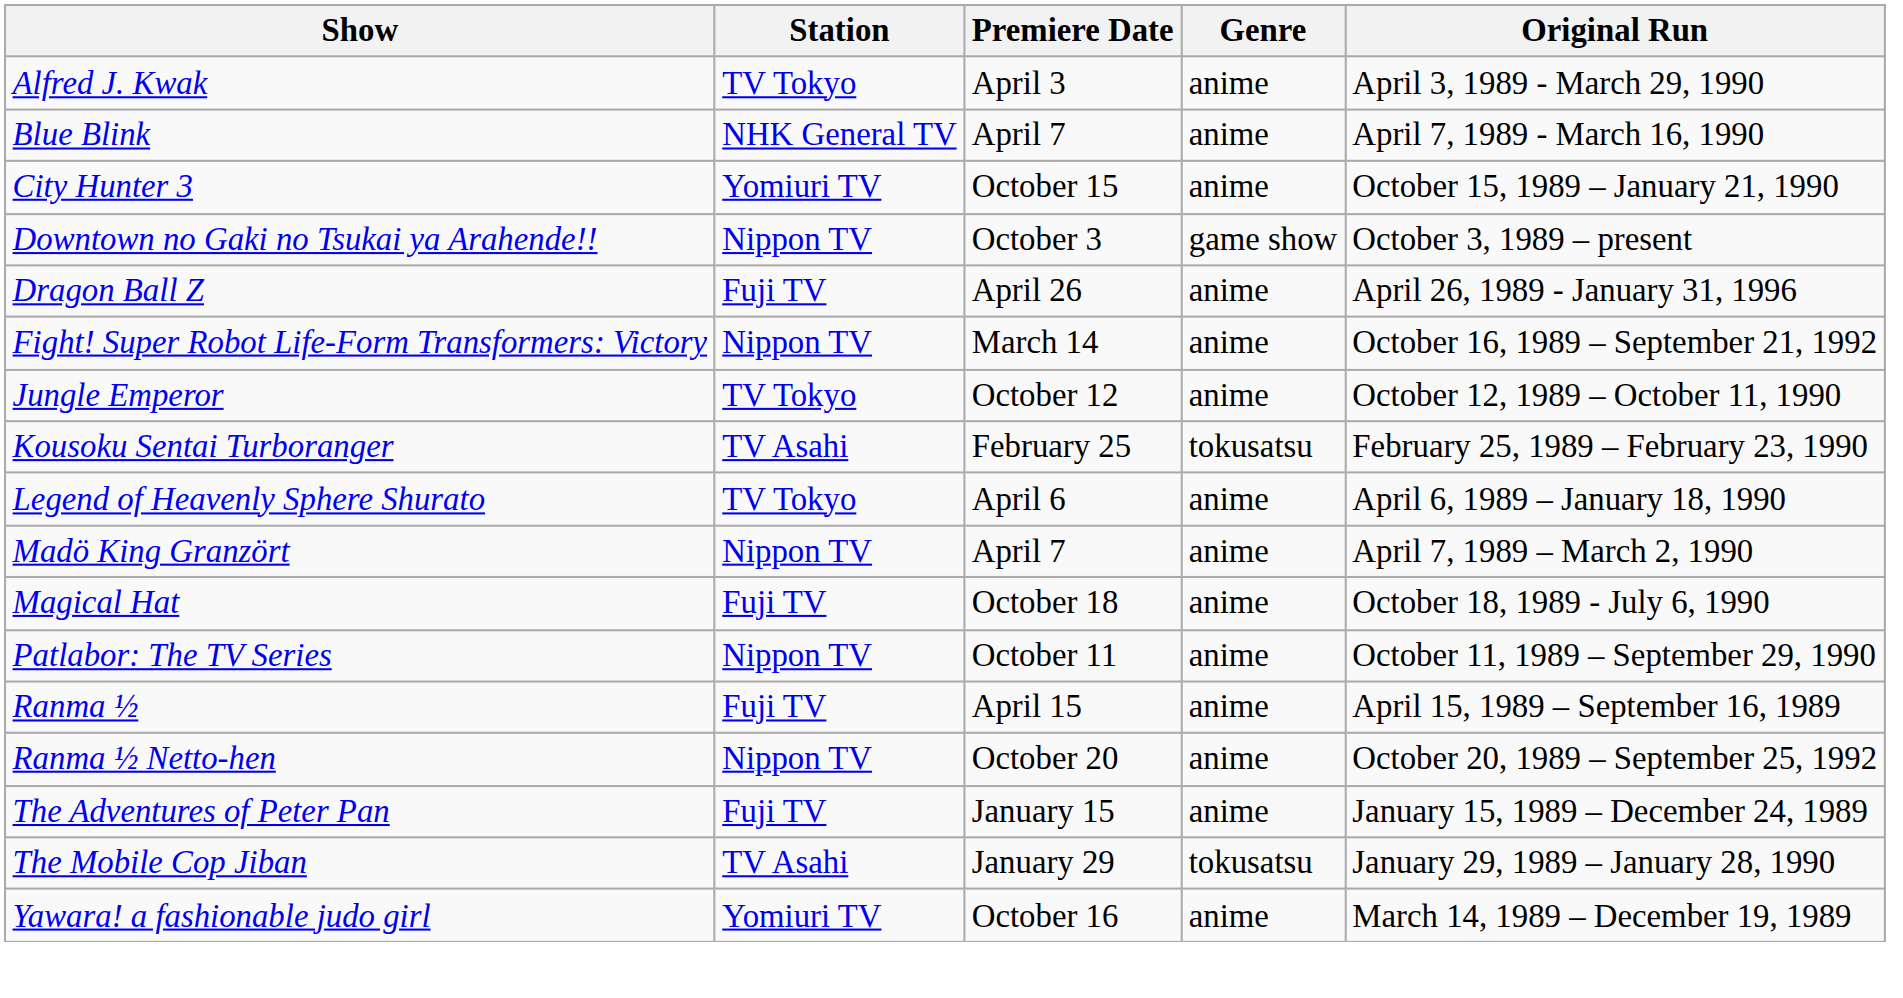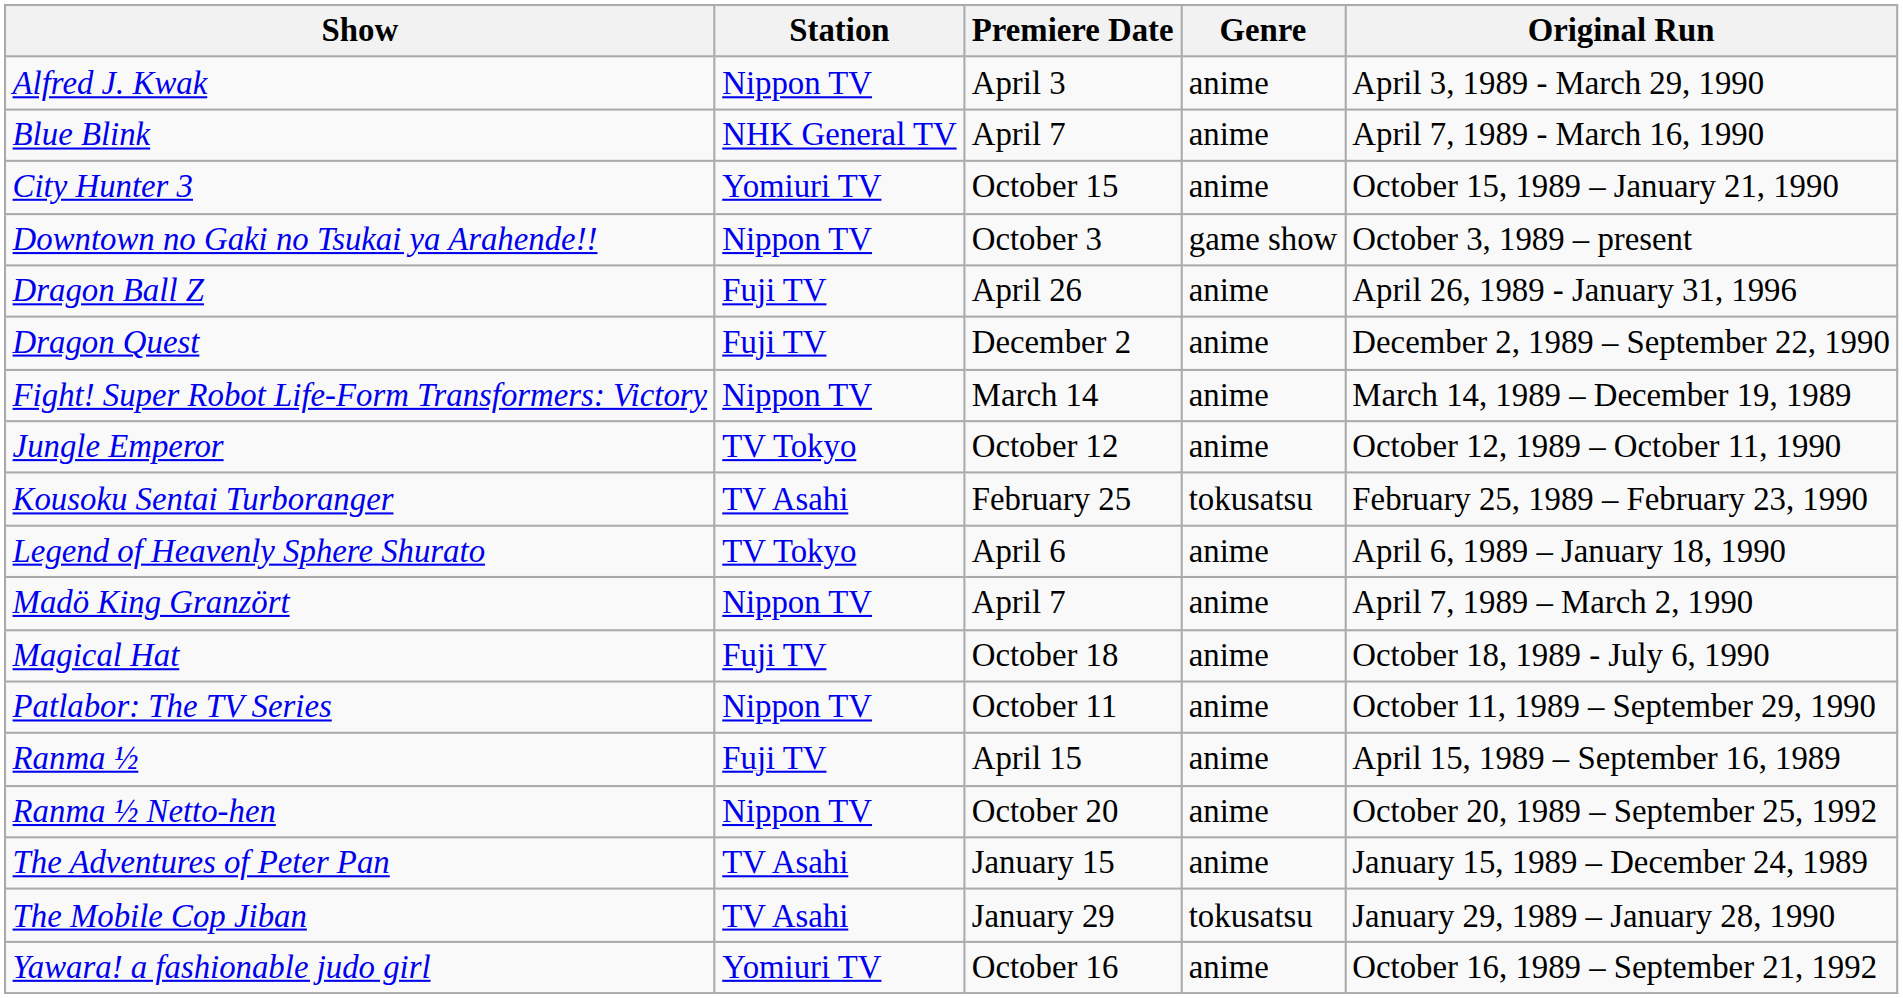(789, 82) TV Tokyo -> (797, 82) Nippon TV
+ row: (106, 342)
(1615, 342) October 16, 1989 – September 21, 1992 -> (1602, 394) March 14, 1989 – December 19, 1989
(774, 810) Fuji TV -> (785, 862) TV Asahi
(1602, 914) March 14, 1989 – December 19, 1989 -> (1615, 966) October 16, 1989 – September 21, 1992
